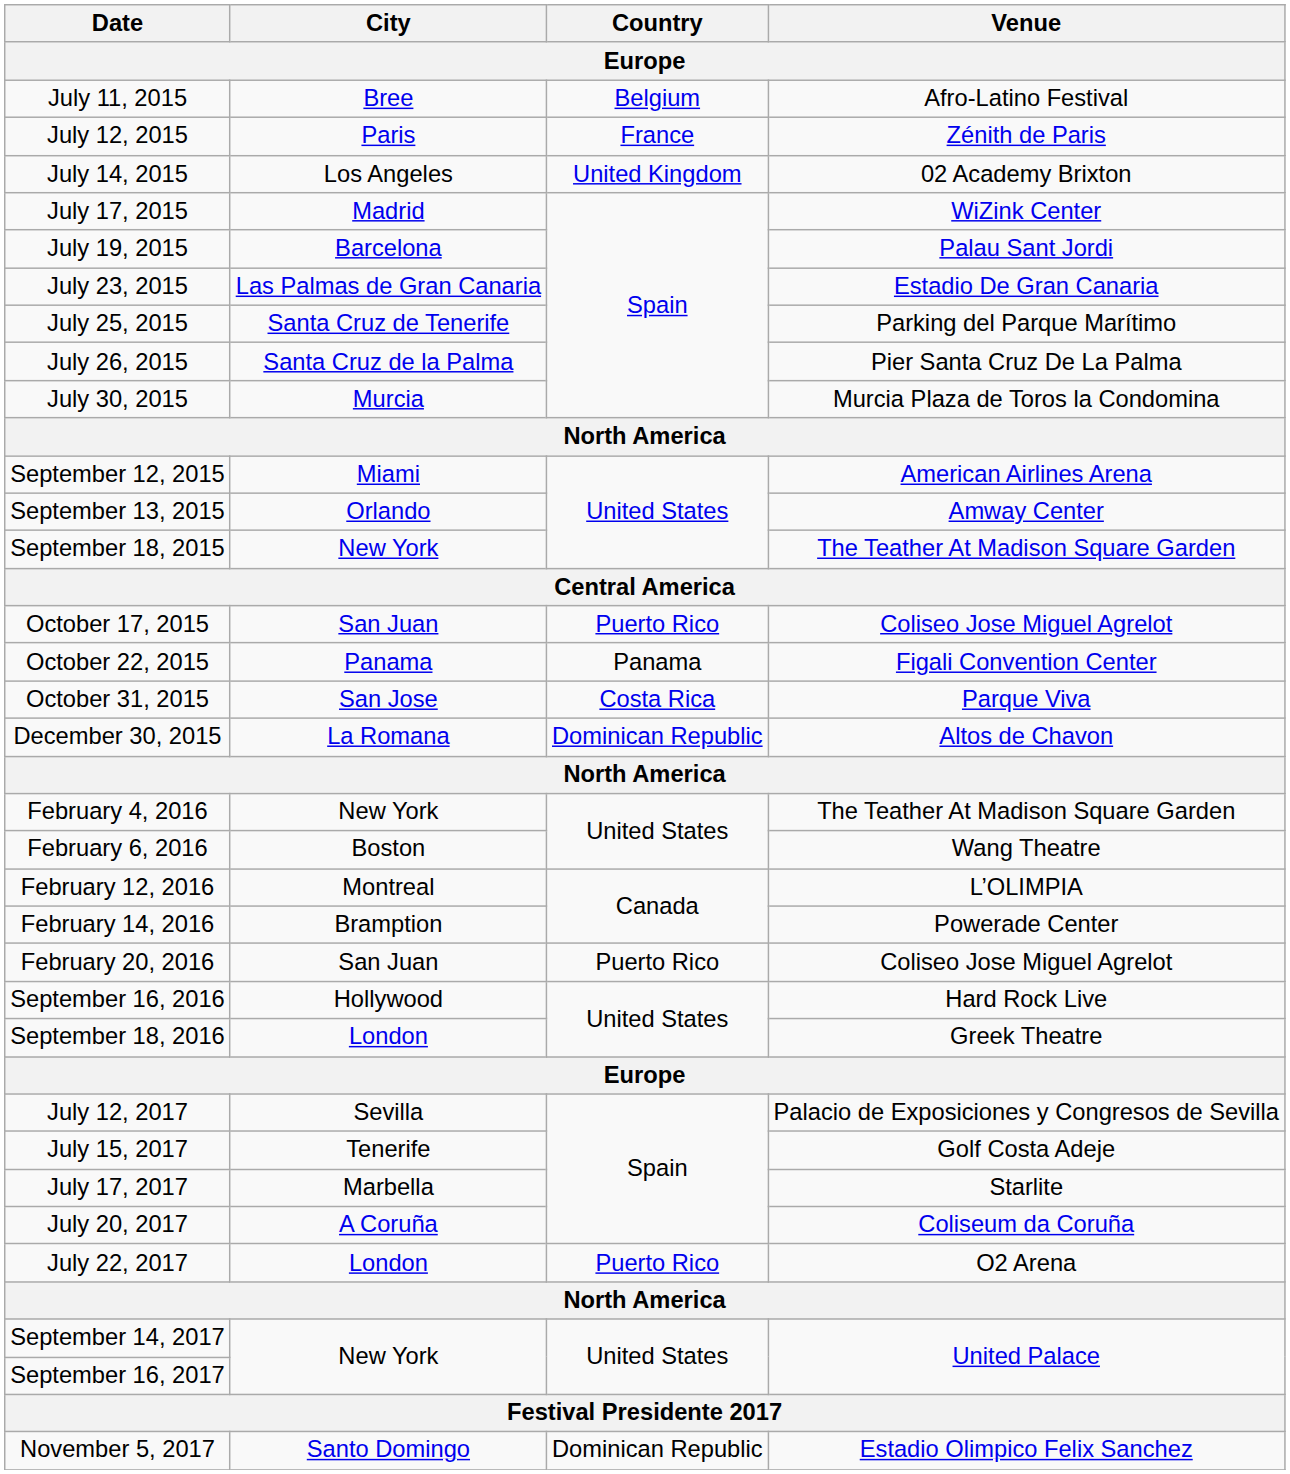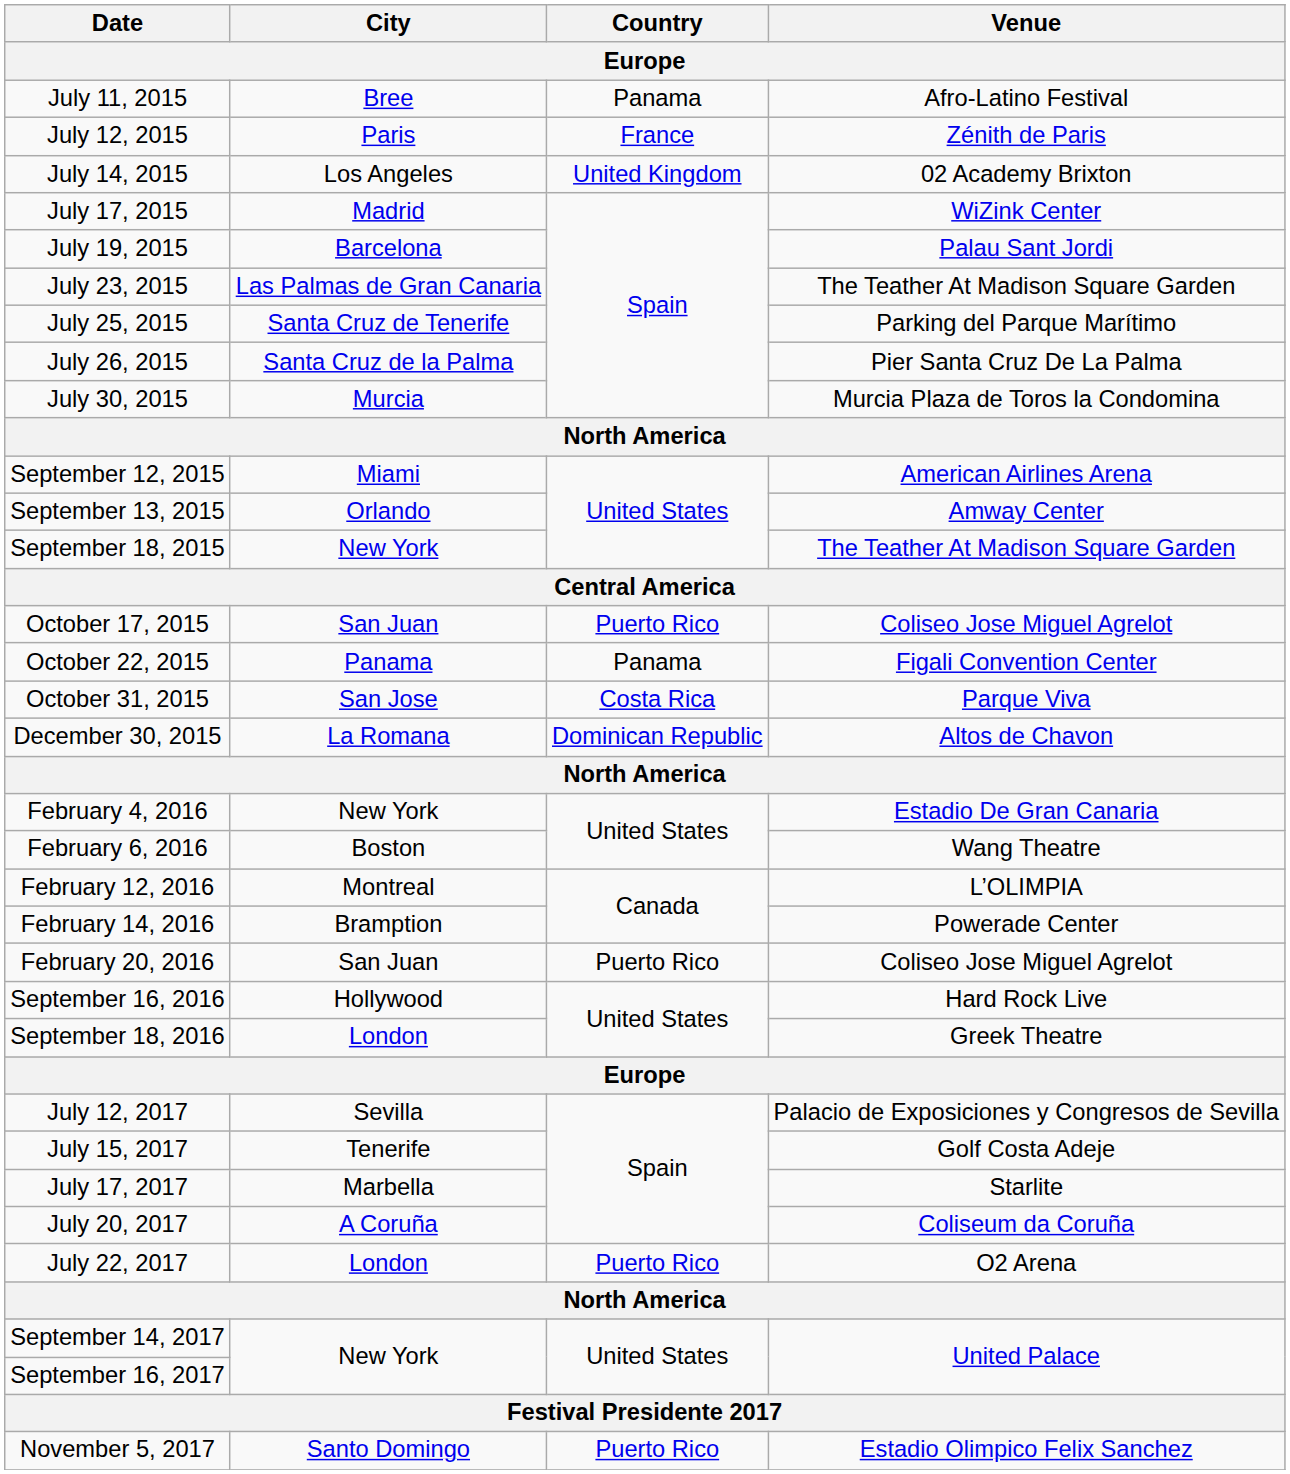(657, 98) Belgium -> (657, 98) Panama
(1026, 286) Estadio De Gran Canaria -> (1026, 286) The Teather At Madison Square Garden
(1026, 811) The Teather At Madison Square Garden -> (1026, 811) Estadio De Gran Canaria
(657, 1450) Dominican Republic -> (657, 1450) Puerto Rico
